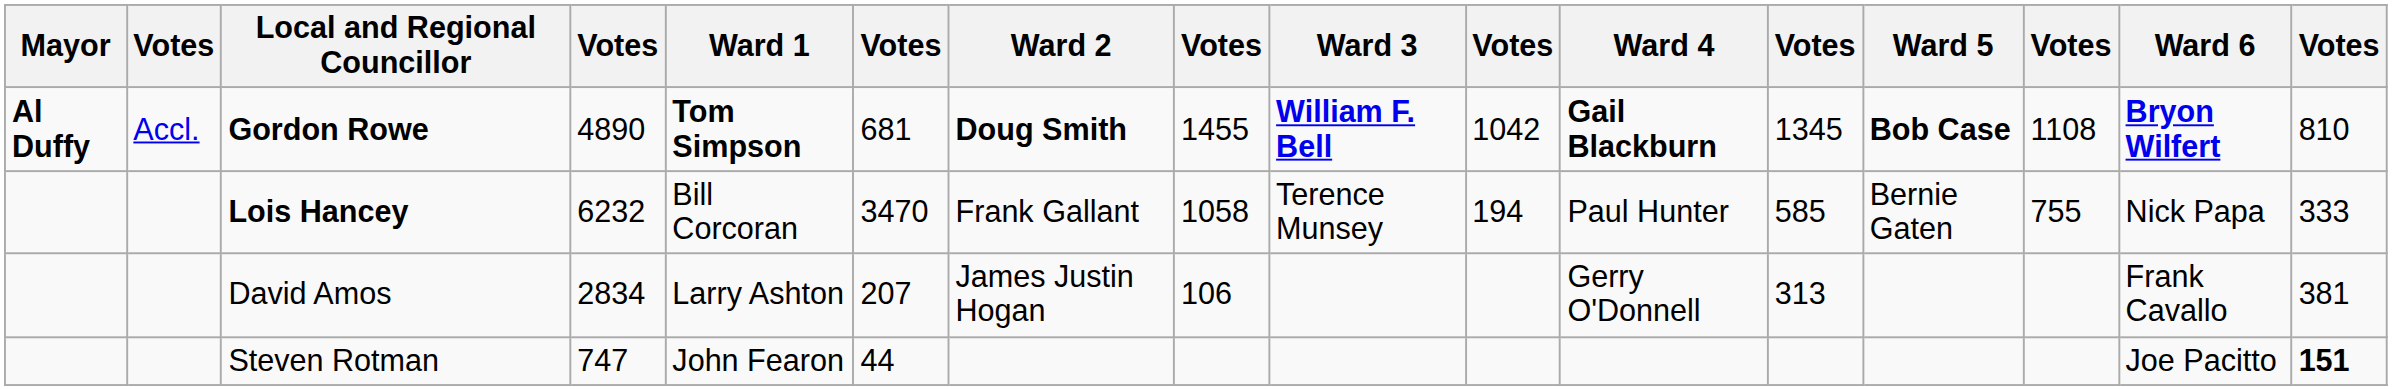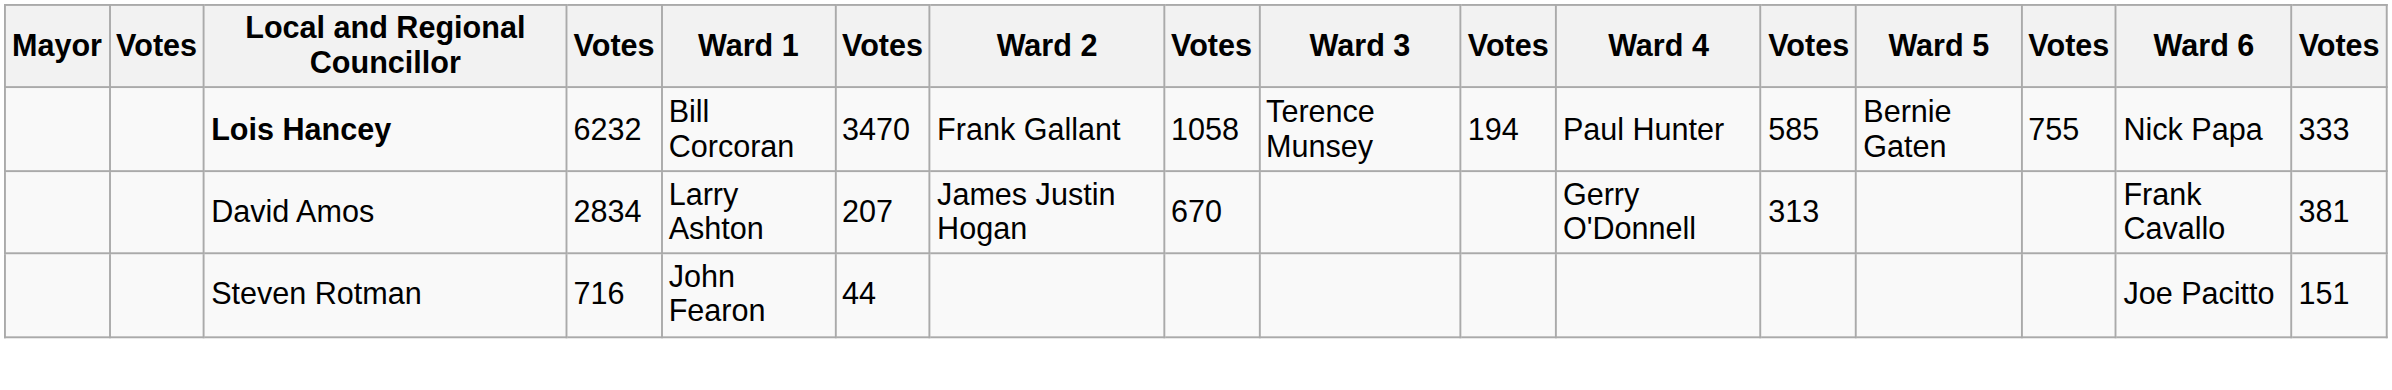- row: (329, 128)
(1207, 294) 106 -> (1197, 211) 670
(603, 360) 747 -> (599, 294) 716
(2324, 360) bold -> (2324, 294) normal
